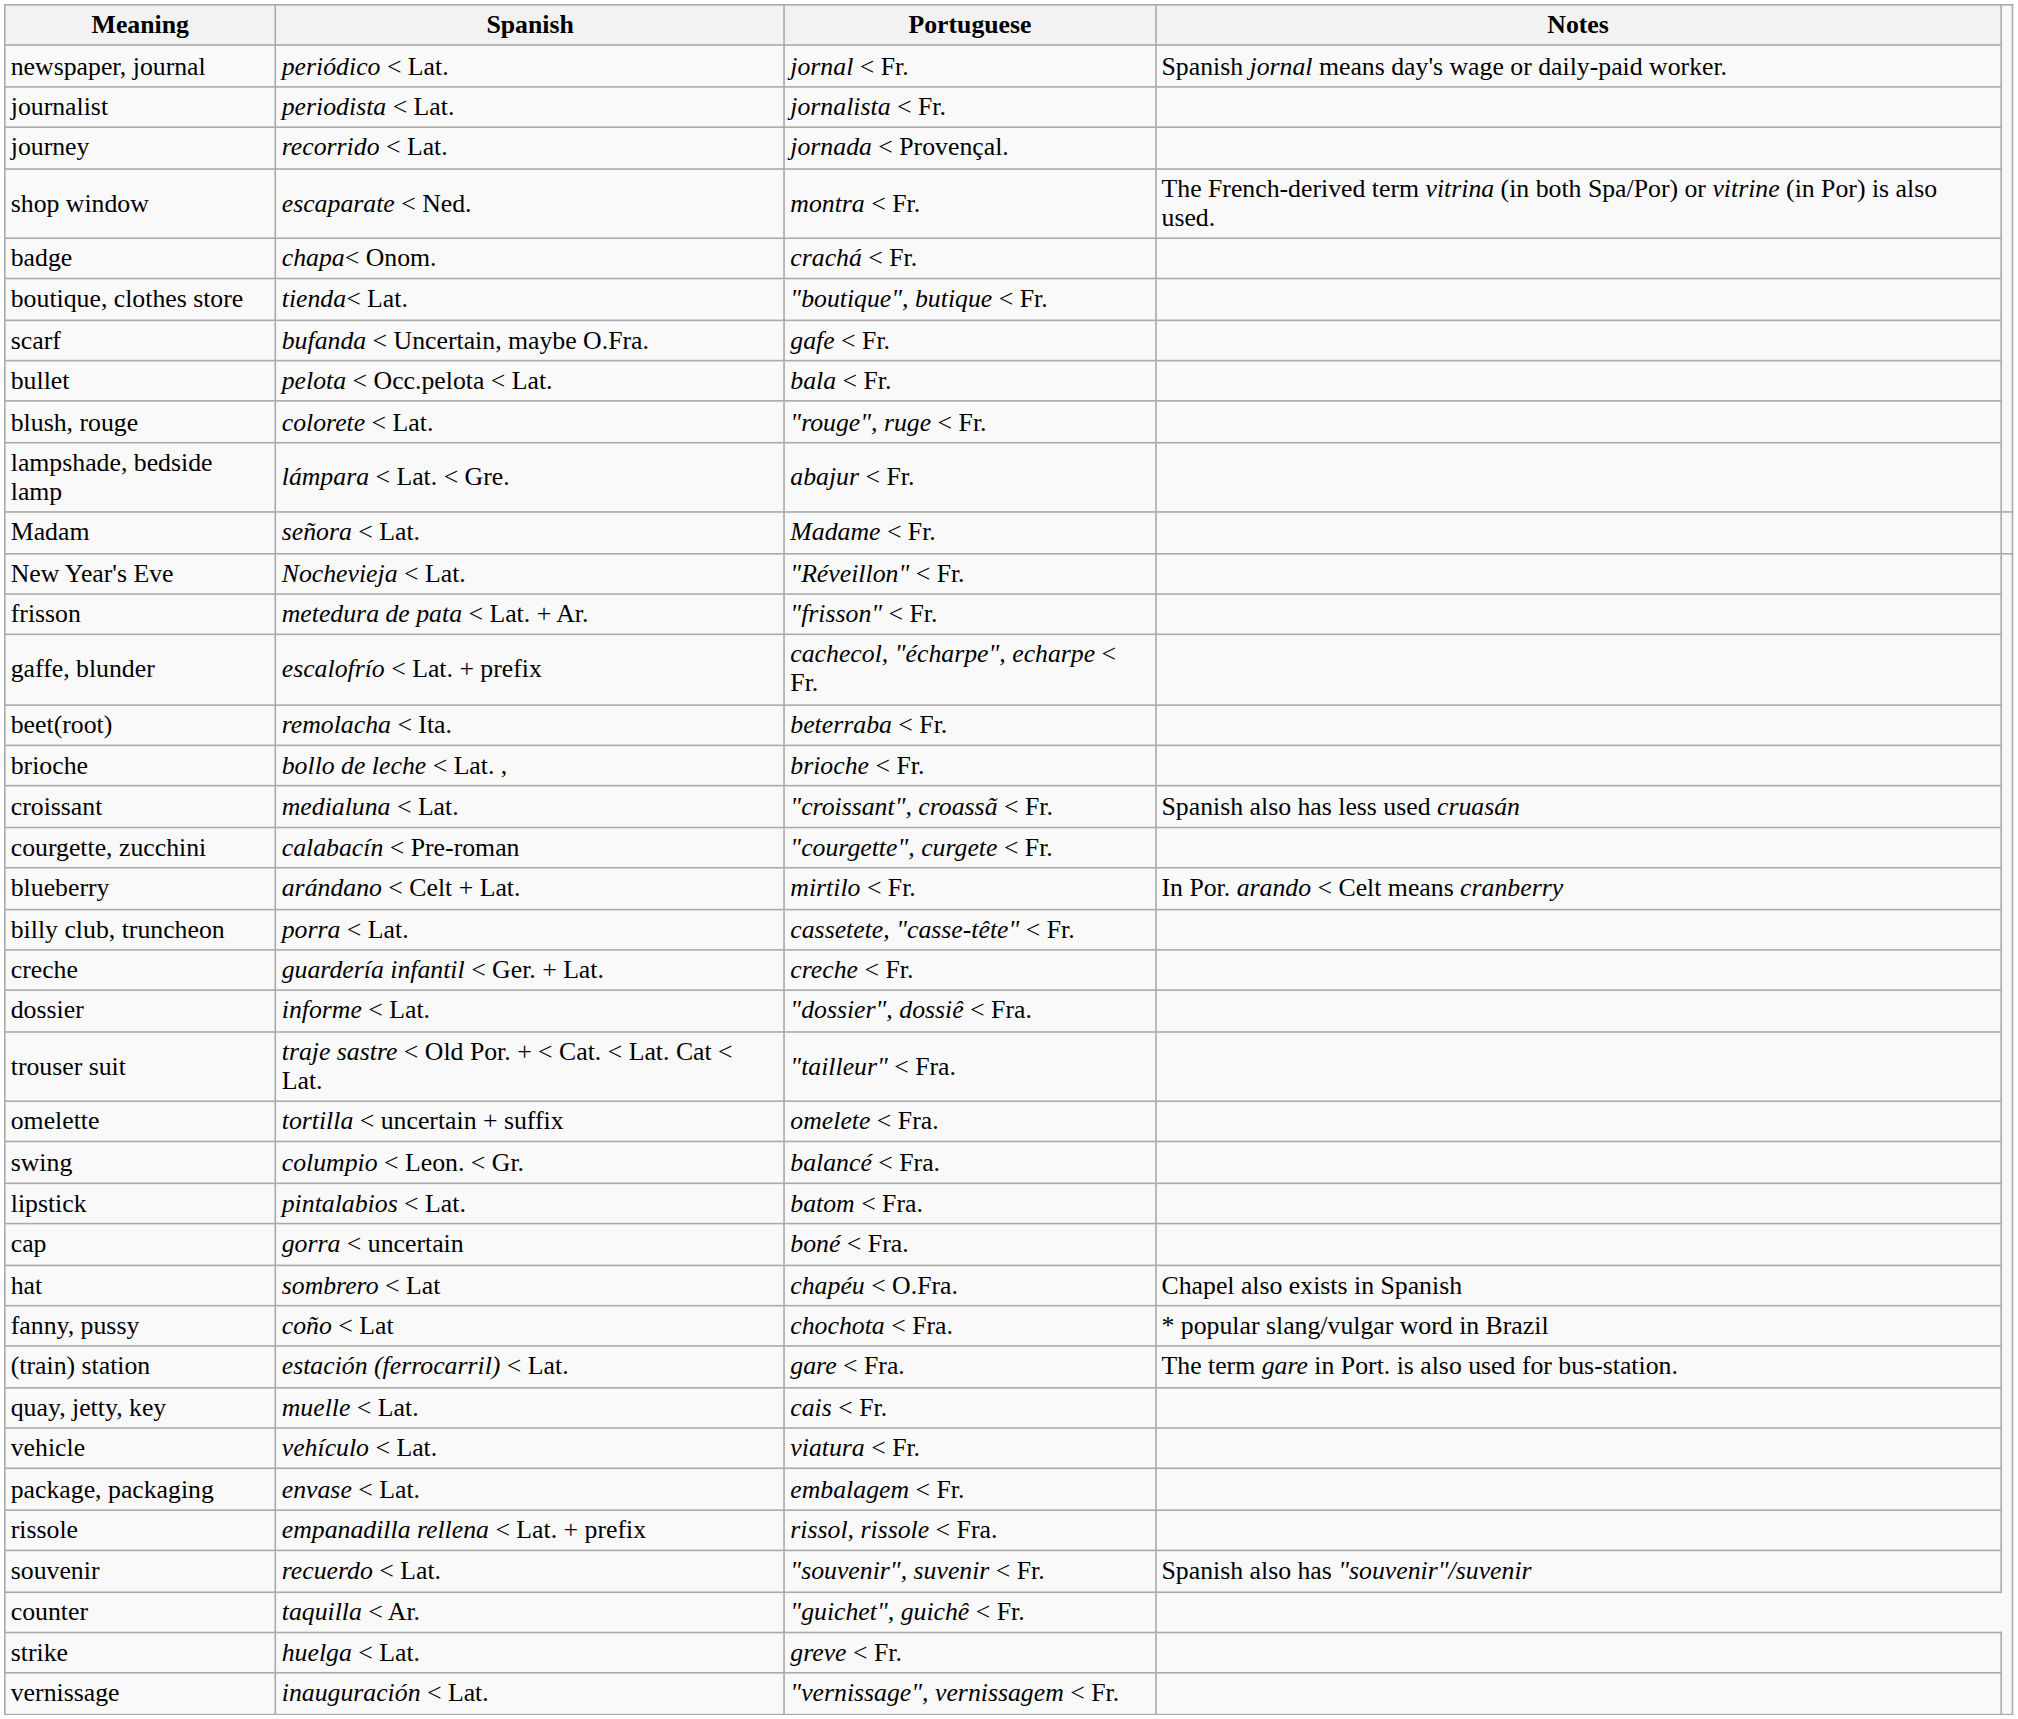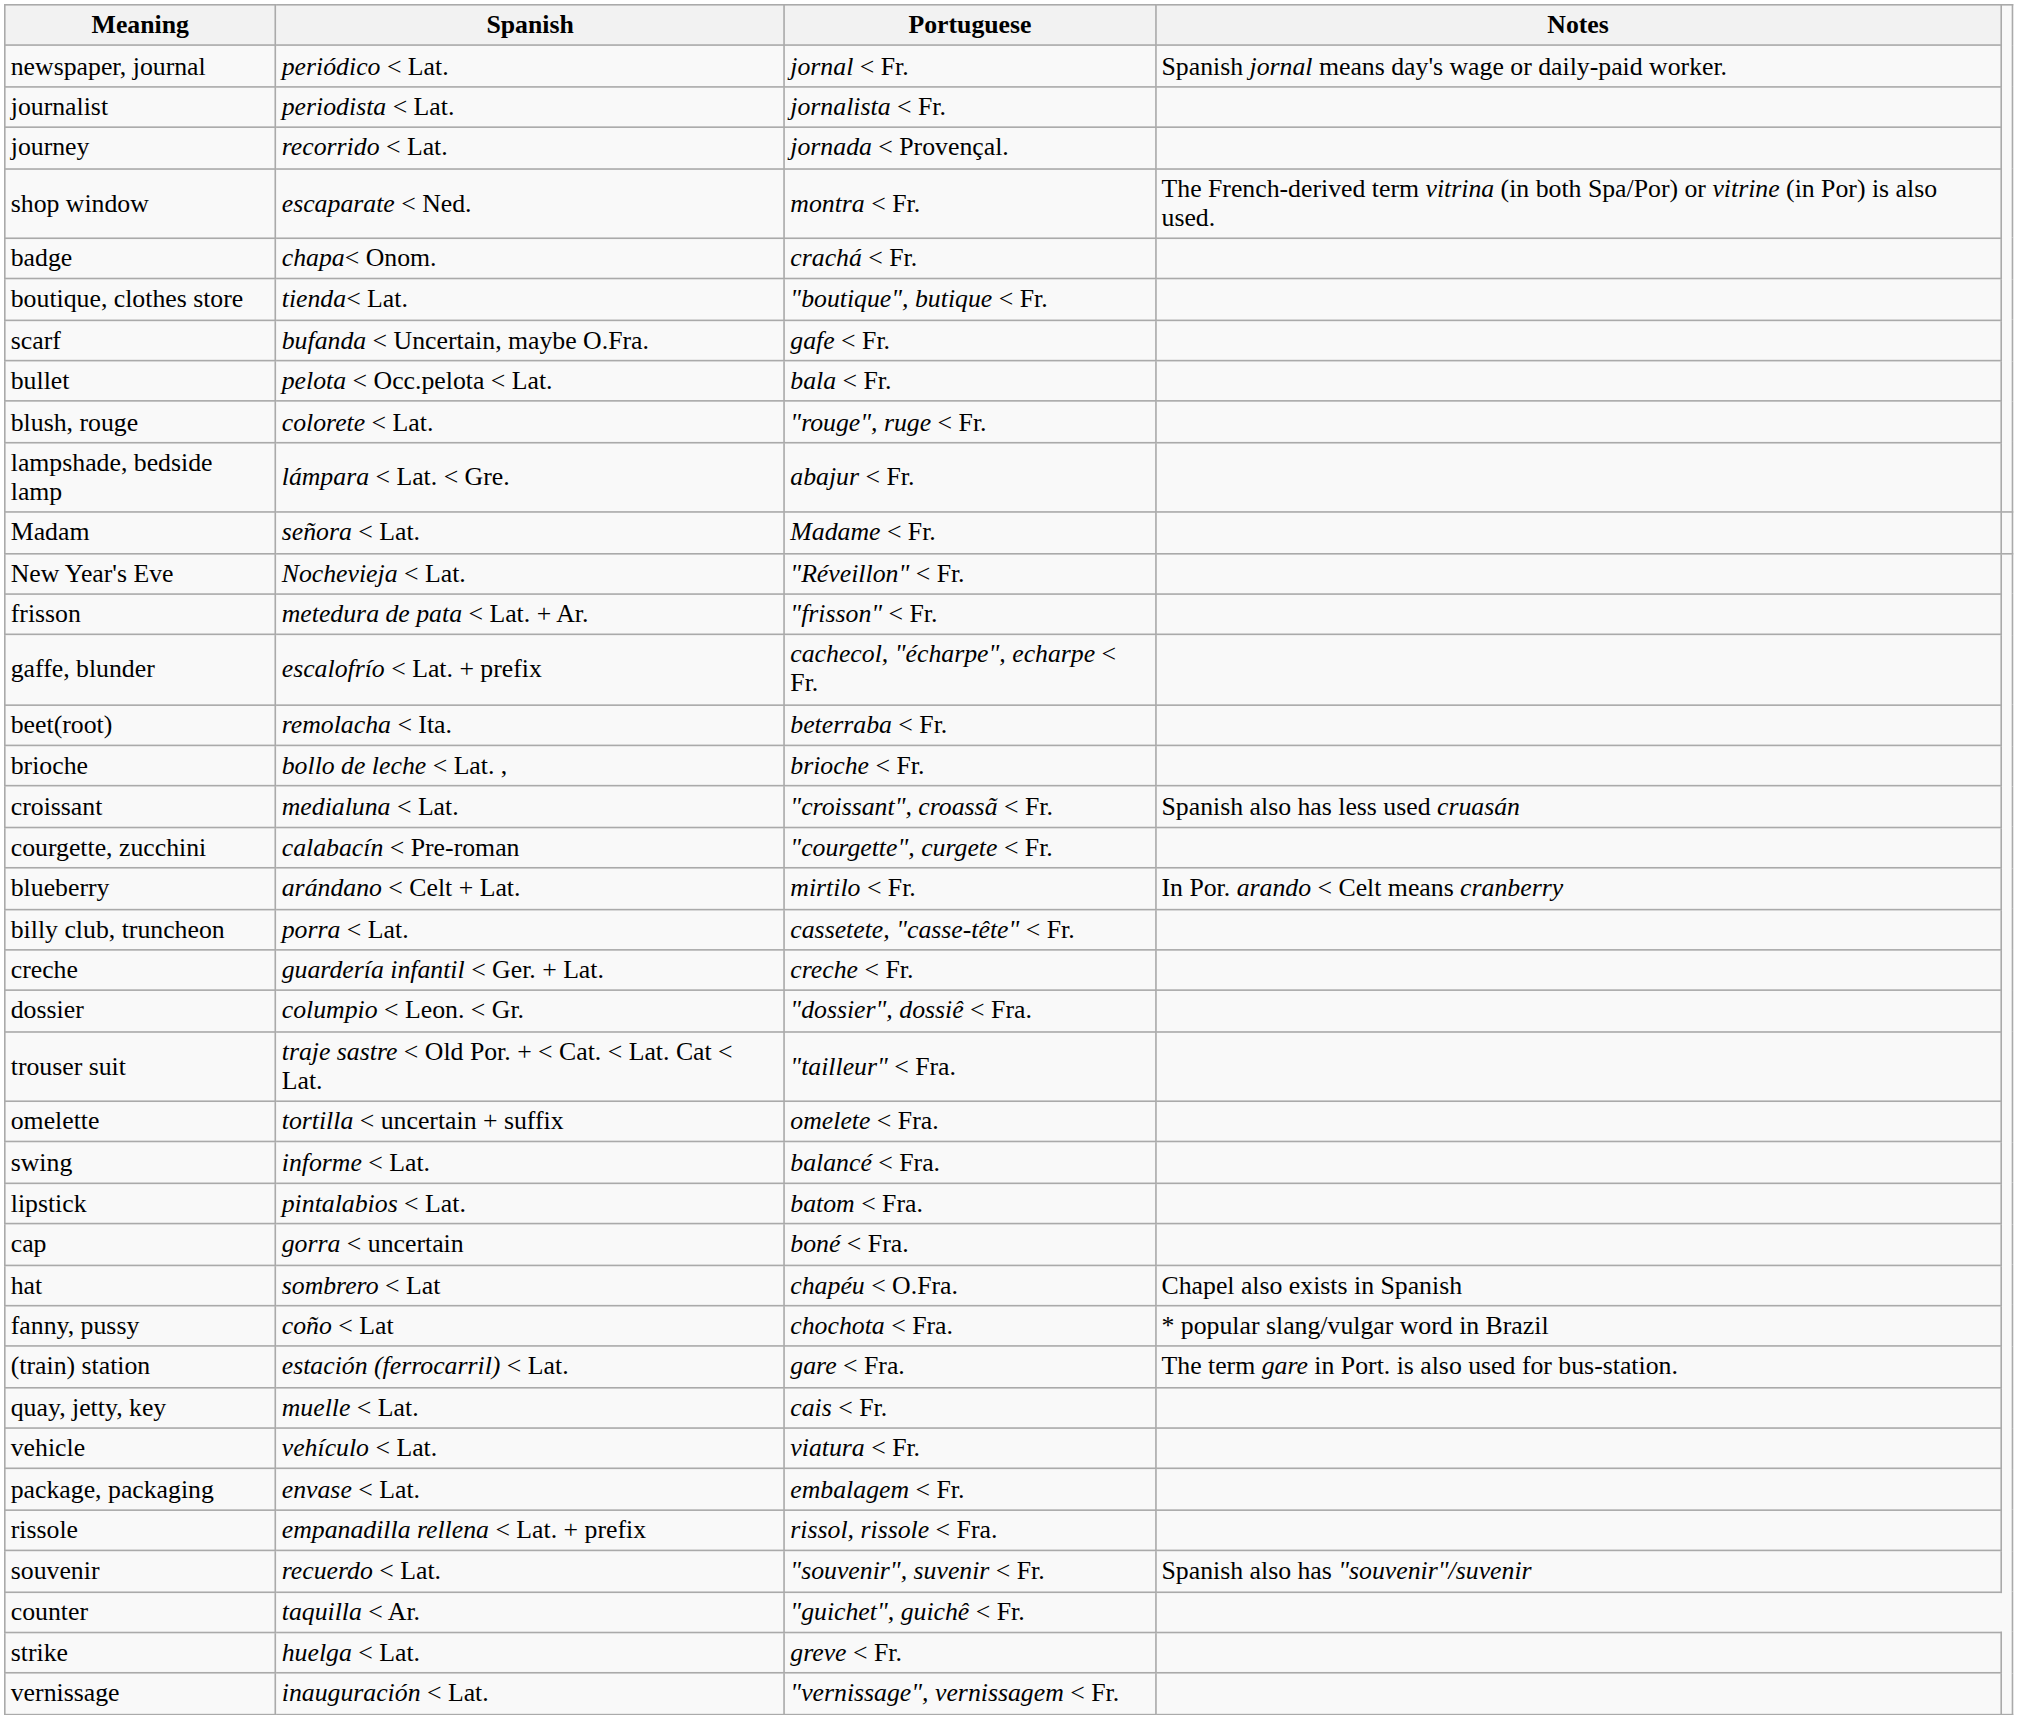(356, 1010) informe < Lat. -> (403, 1010) columpio < Leon. < Gr.
(403, 1162) columpio < Leon. < Gr. -> (356, 1162) informe < Lat.
